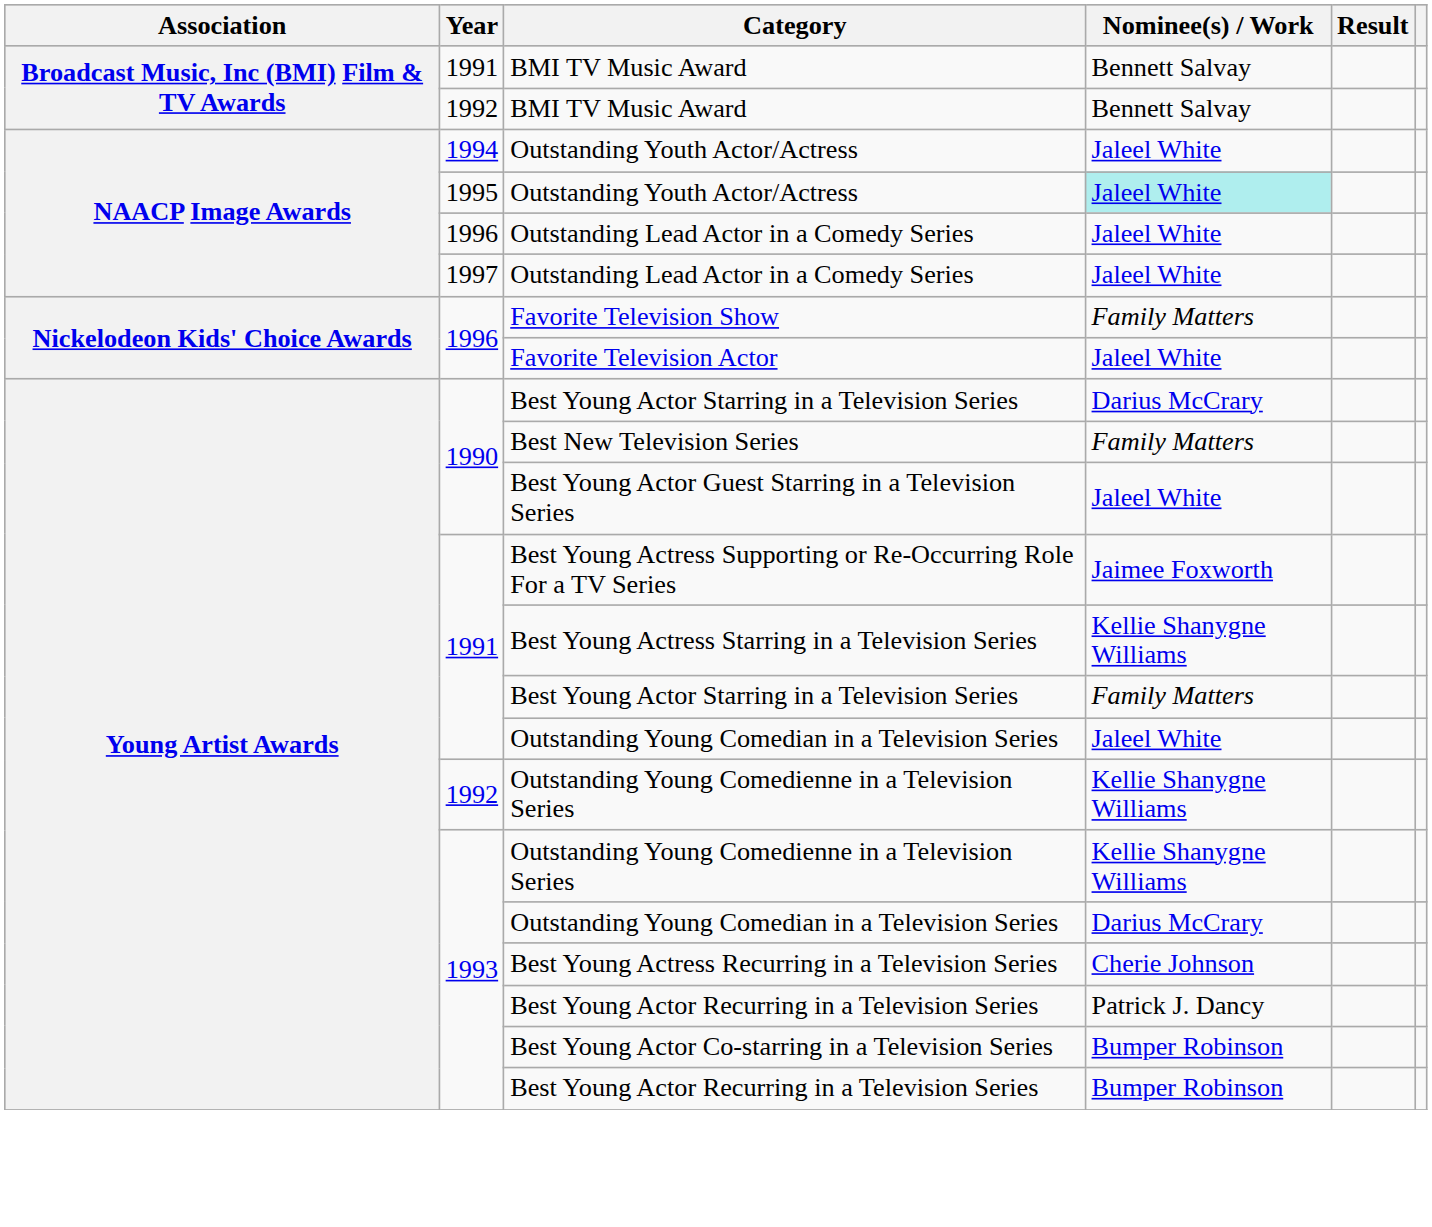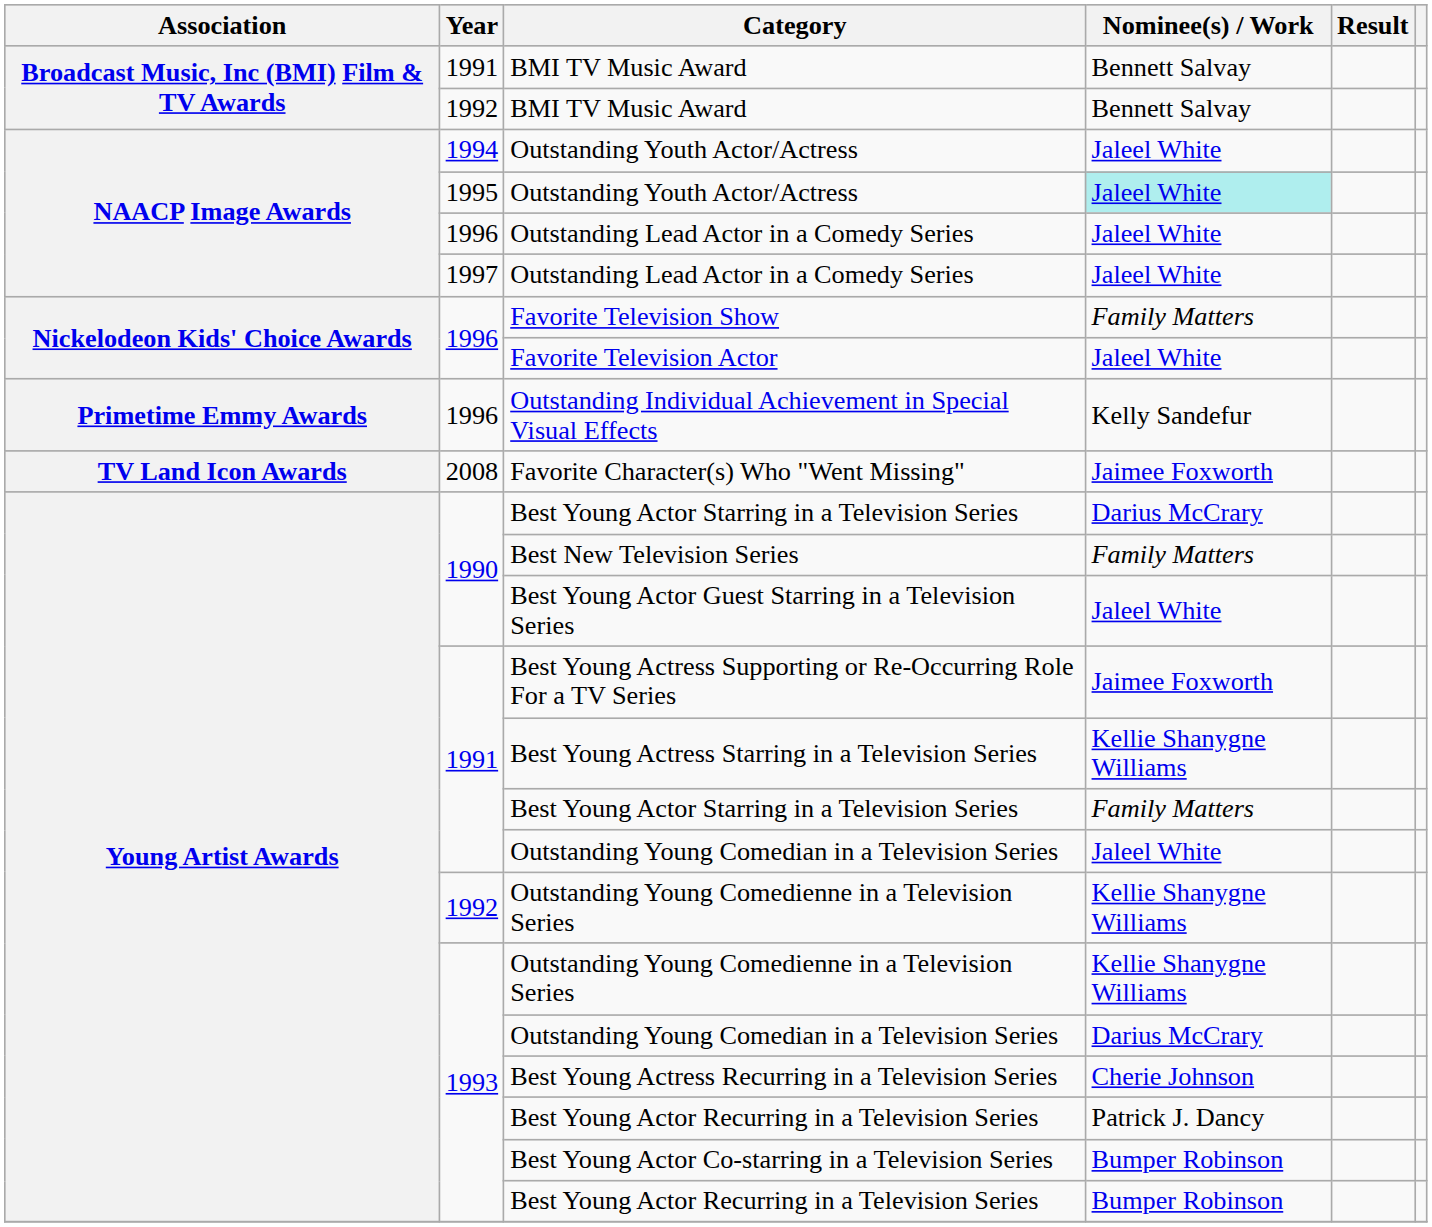+ row: (472, 414)
+ row: (472, 470)
